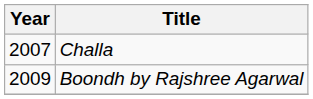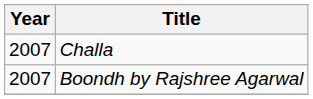(30, 79) 2009 -> (30, 79) 2007
